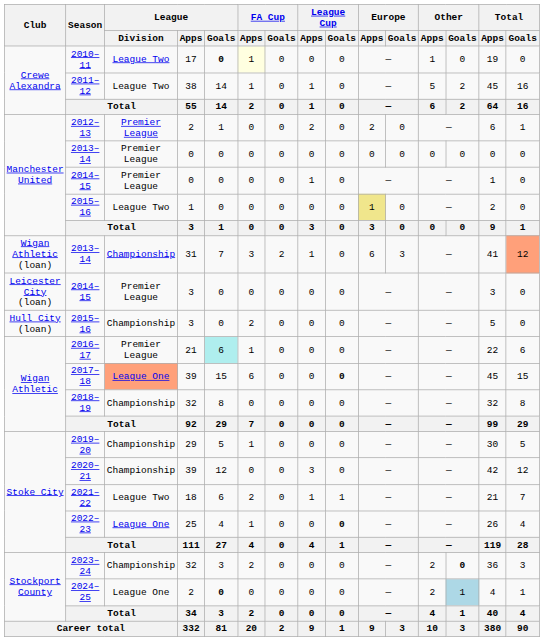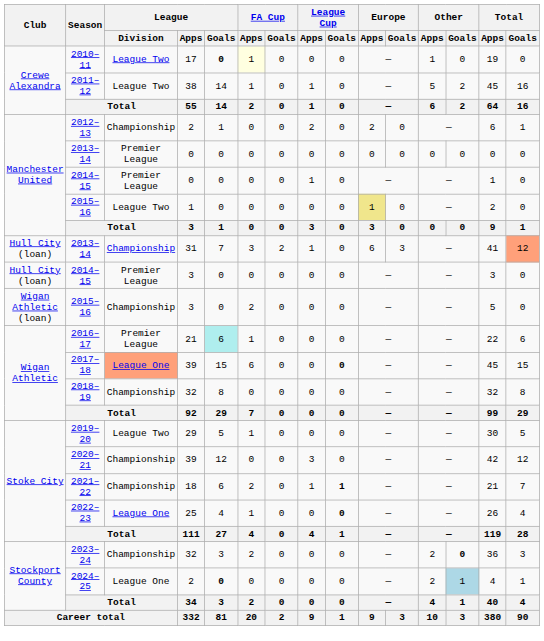(141, 128) Premier League -> (141, 128) Championship
(35, 254) Wigan Athletic (loan) -> (35, 249) Hull City (loan)
(35, 292) Leicester City (loan) -> (35, 275) Hull City (loan)
(35, 324) Hull City (loan) -> (35, 307) Wigan Athletic (loan)
(141, 445) Championship -> (141, 434) League Two
(141, 498) League Two -> (141, 487) Championship
(342, 498) normal -> (342, 487) bold
